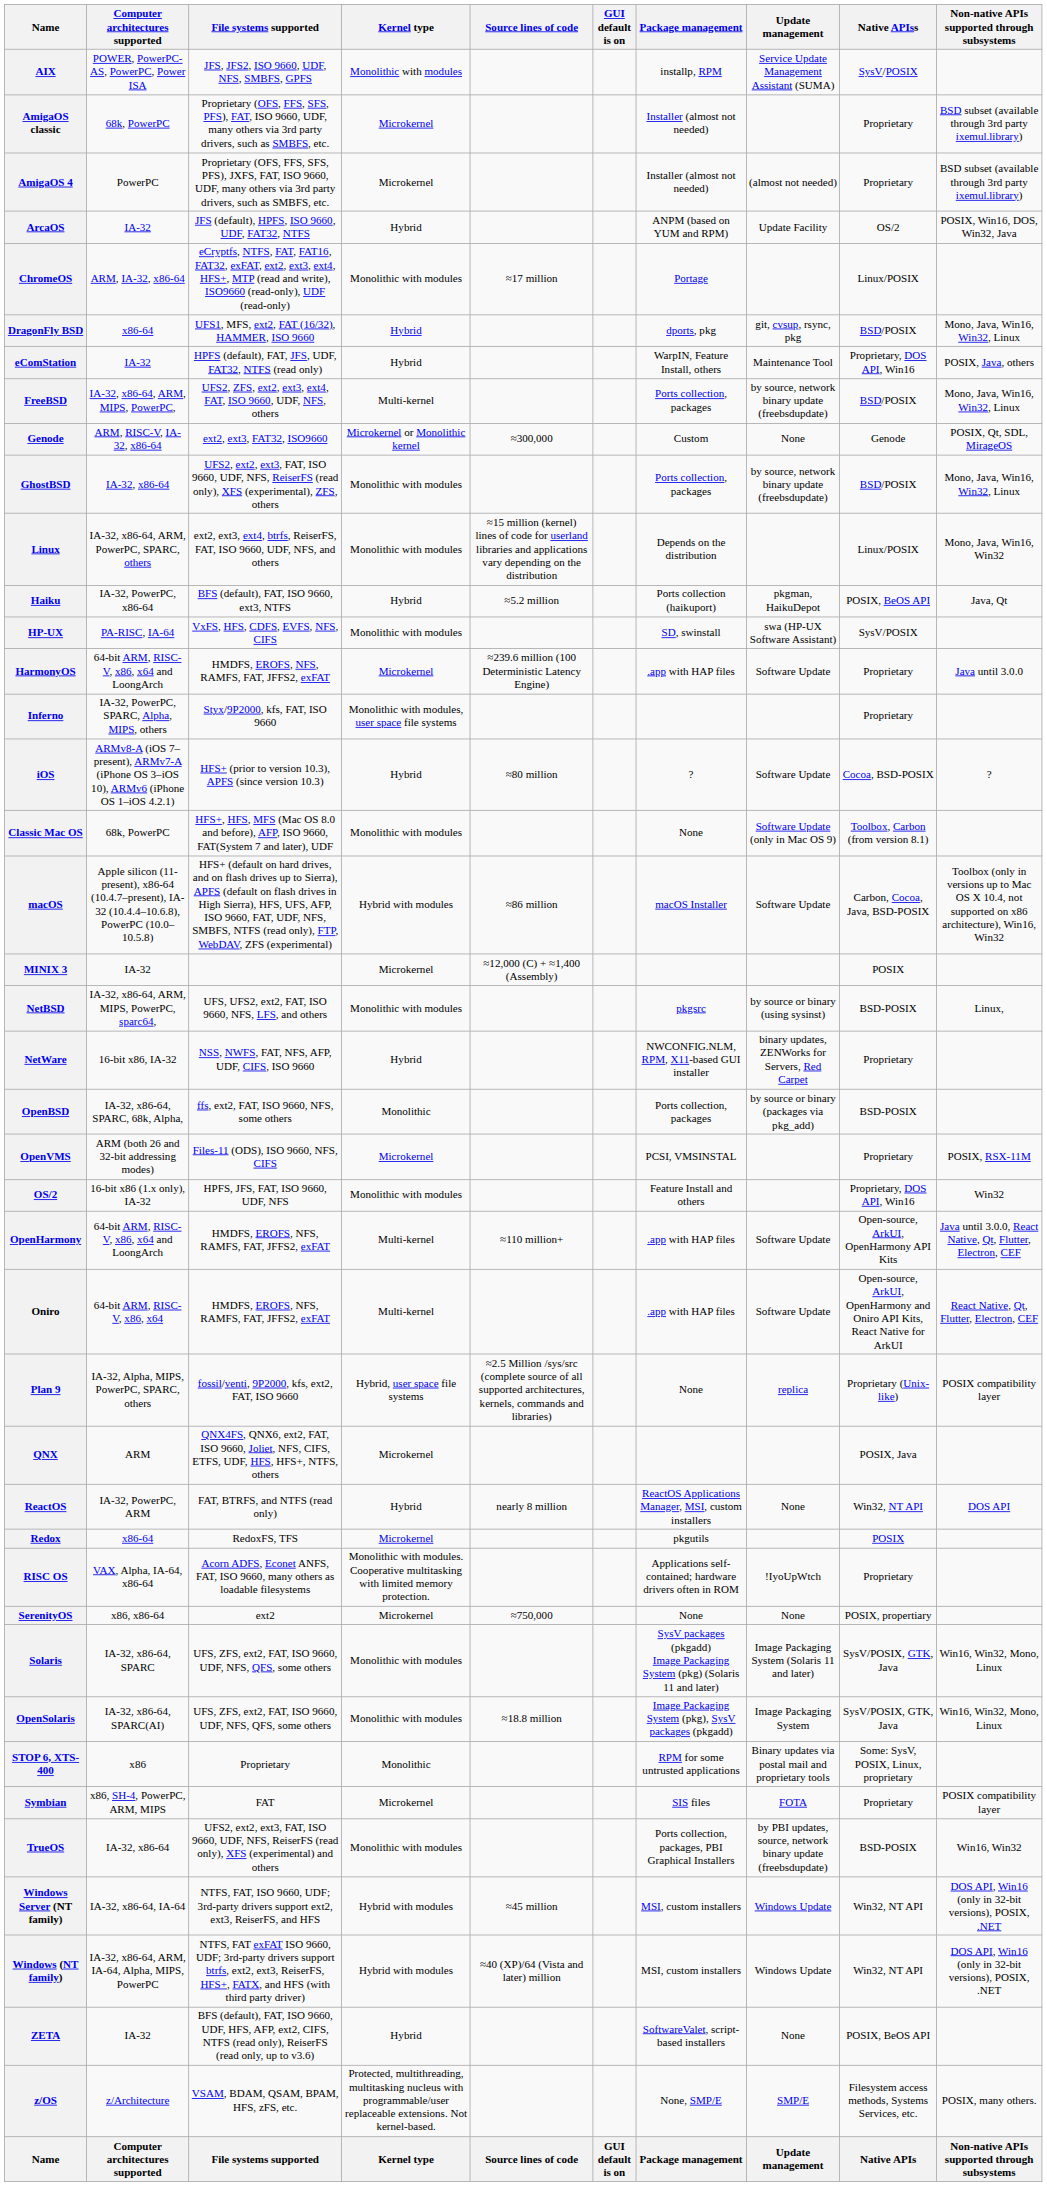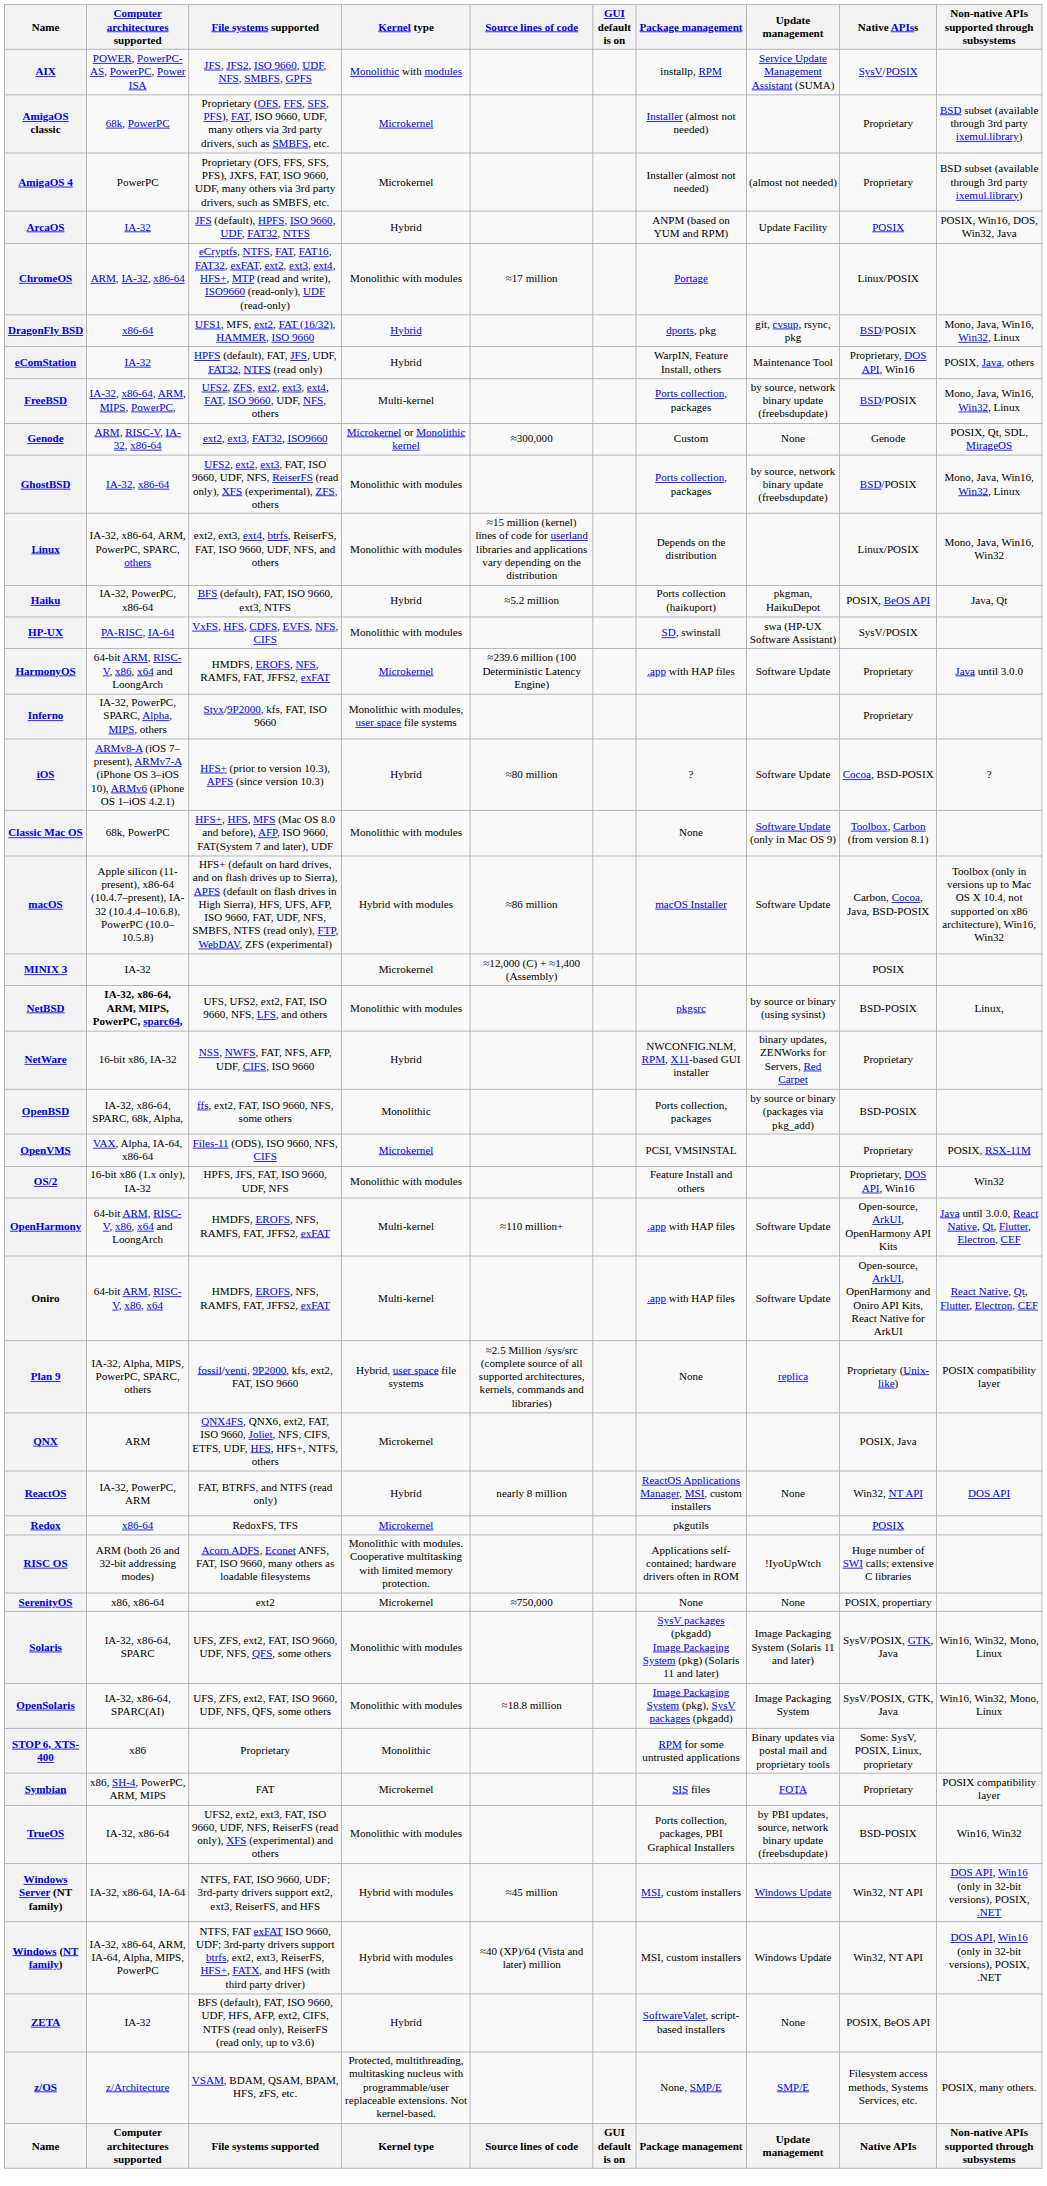(888, 227) OS/2 -> (888, 227) POSIX
(138, 1008) normal -> (138, 1008) bold
(138, 1157) ARM (both 26 and 32-bit addressing modes) -> (138, 1150) VAX, Alpha, IA-64, x86-64
(138, 1577) VAX, Alpha, IA-64, x86-64 -> (138, 1564) ARM (both 26 and 32-bit addressing modes)
(888, 1577) Proprietary -> (888, 1564) Huge number of SWI calls; extensive C libraries
